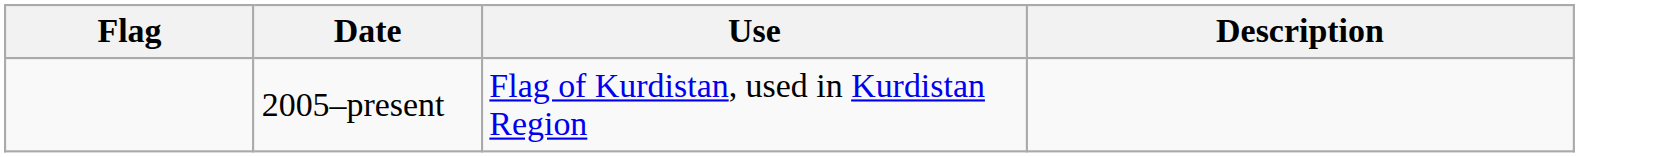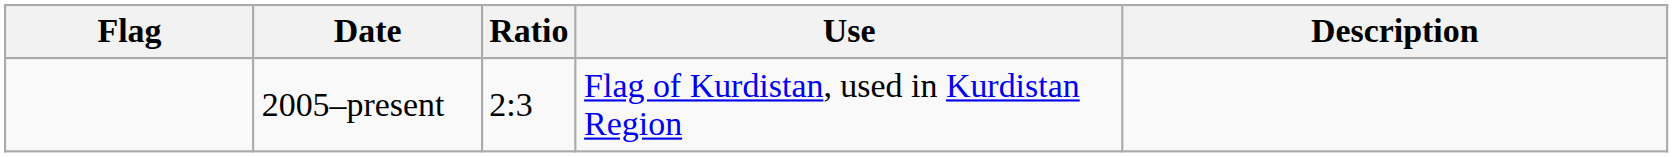+ column: (529, 31)
